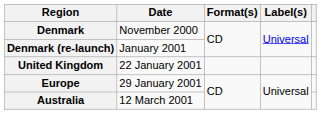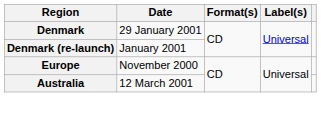(159, 30) November 2000 -> (160, 30) 29 January 2001
- row: (61, 65)
(160, 83) 29 January 2001 -> (159, 65) November 2000
